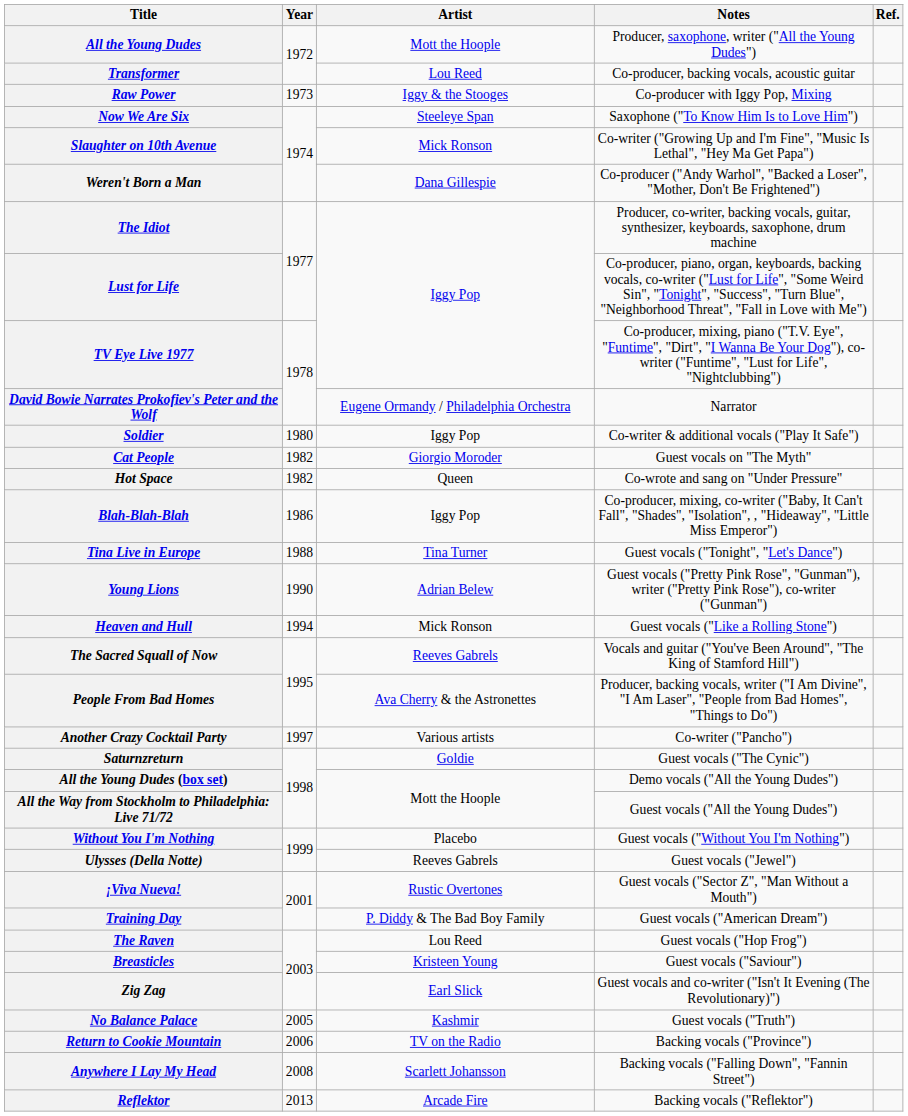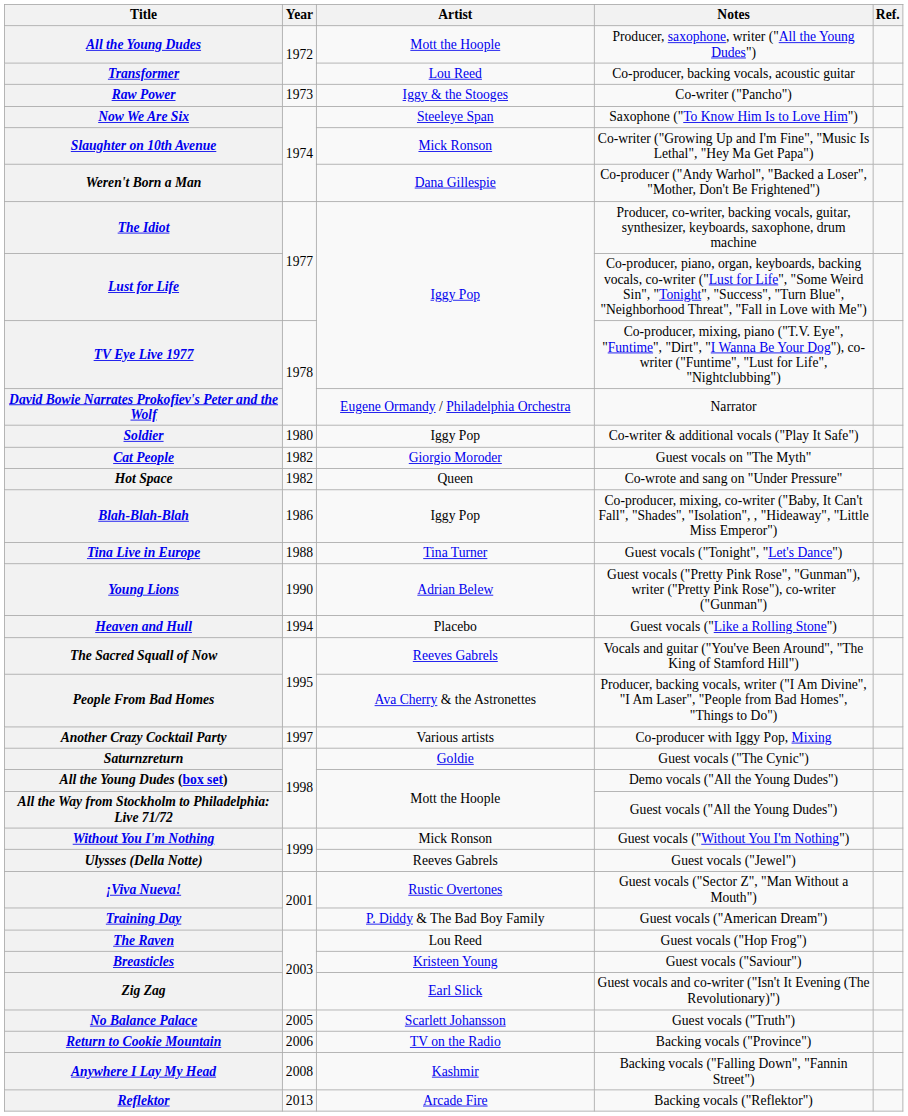(734, 95) Co-producer with Iggy Pop, Mixing -> (734, 95) Co-writer ("Pancho")
(455, 626) Mick Ronson -> (455, 626) Placebo
(734, 737) Co-writer ("Pancho") -> (734, 737) Co-producer with Iggy Pop, Mixing
(455, 838) Placebo -> (455, 838) Mick Ronson
(455, 1020) Kashmir -> (455, 1020) Scarlett Johansson
(455, 1071) Scarlett Johansson -> (455, 1071) Kashmir
